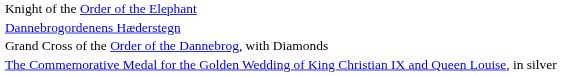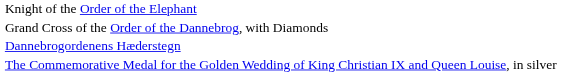rows swapped: (167, 46) <-> (93, 27)
